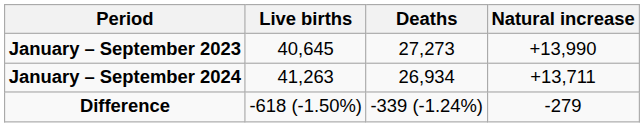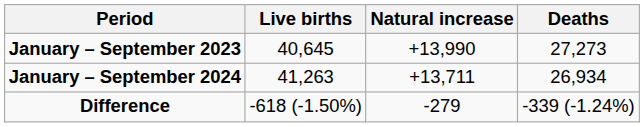columns swapped: (427, 19) <-> (563, 19)
